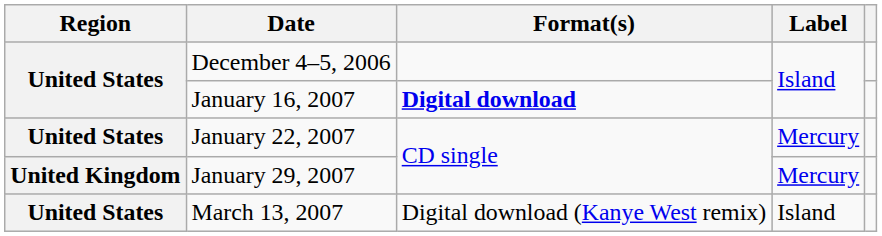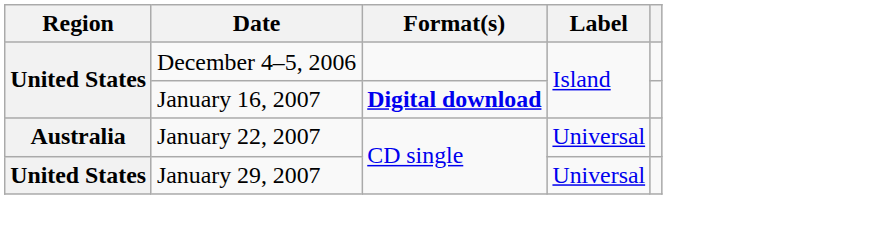(95, 136) United States -> (78, 136) Australia
(818, 136) Mercury -> (599, 136) Universal
(95, 174) United Kingdom -> (78, 174) United States
(818, 174) Mercury -> (599, 174) Universal
- row: (267, 212)
